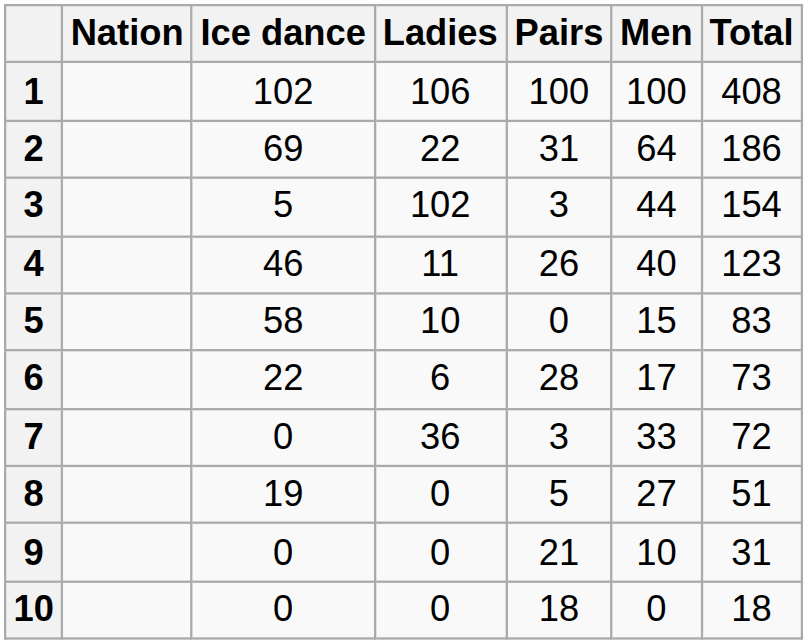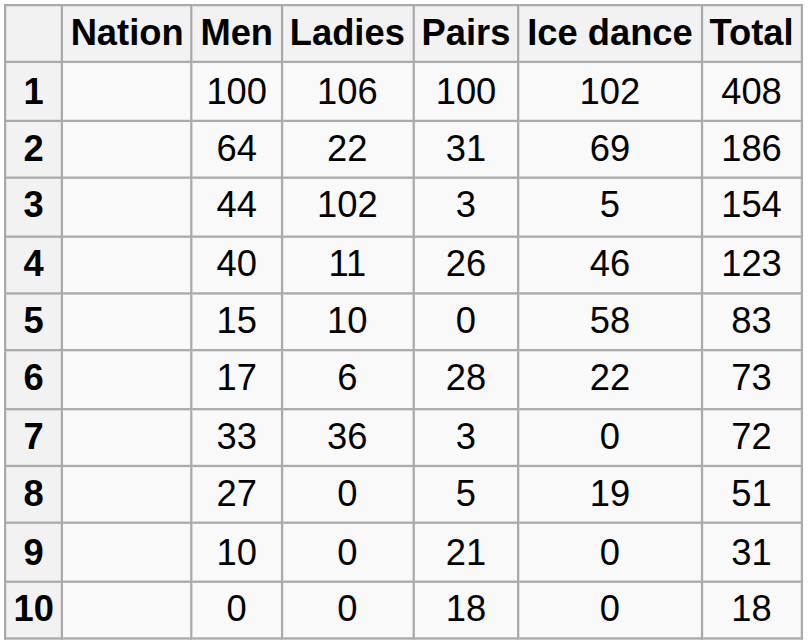columns swapped: (656, 33) <-> (283, 33)
